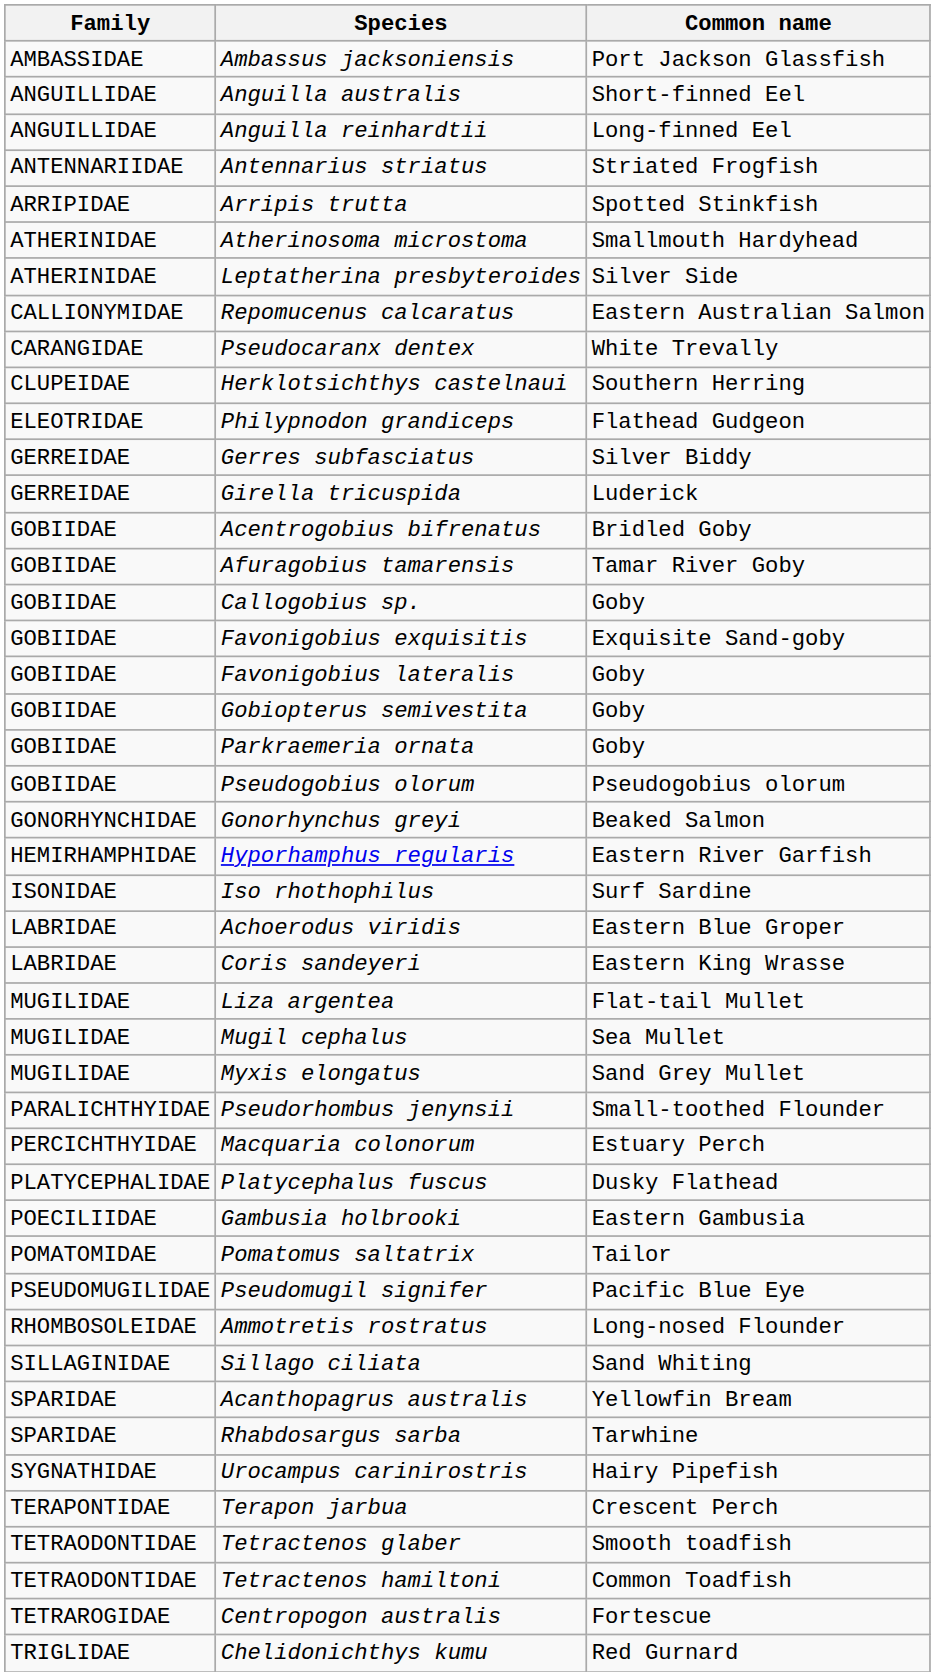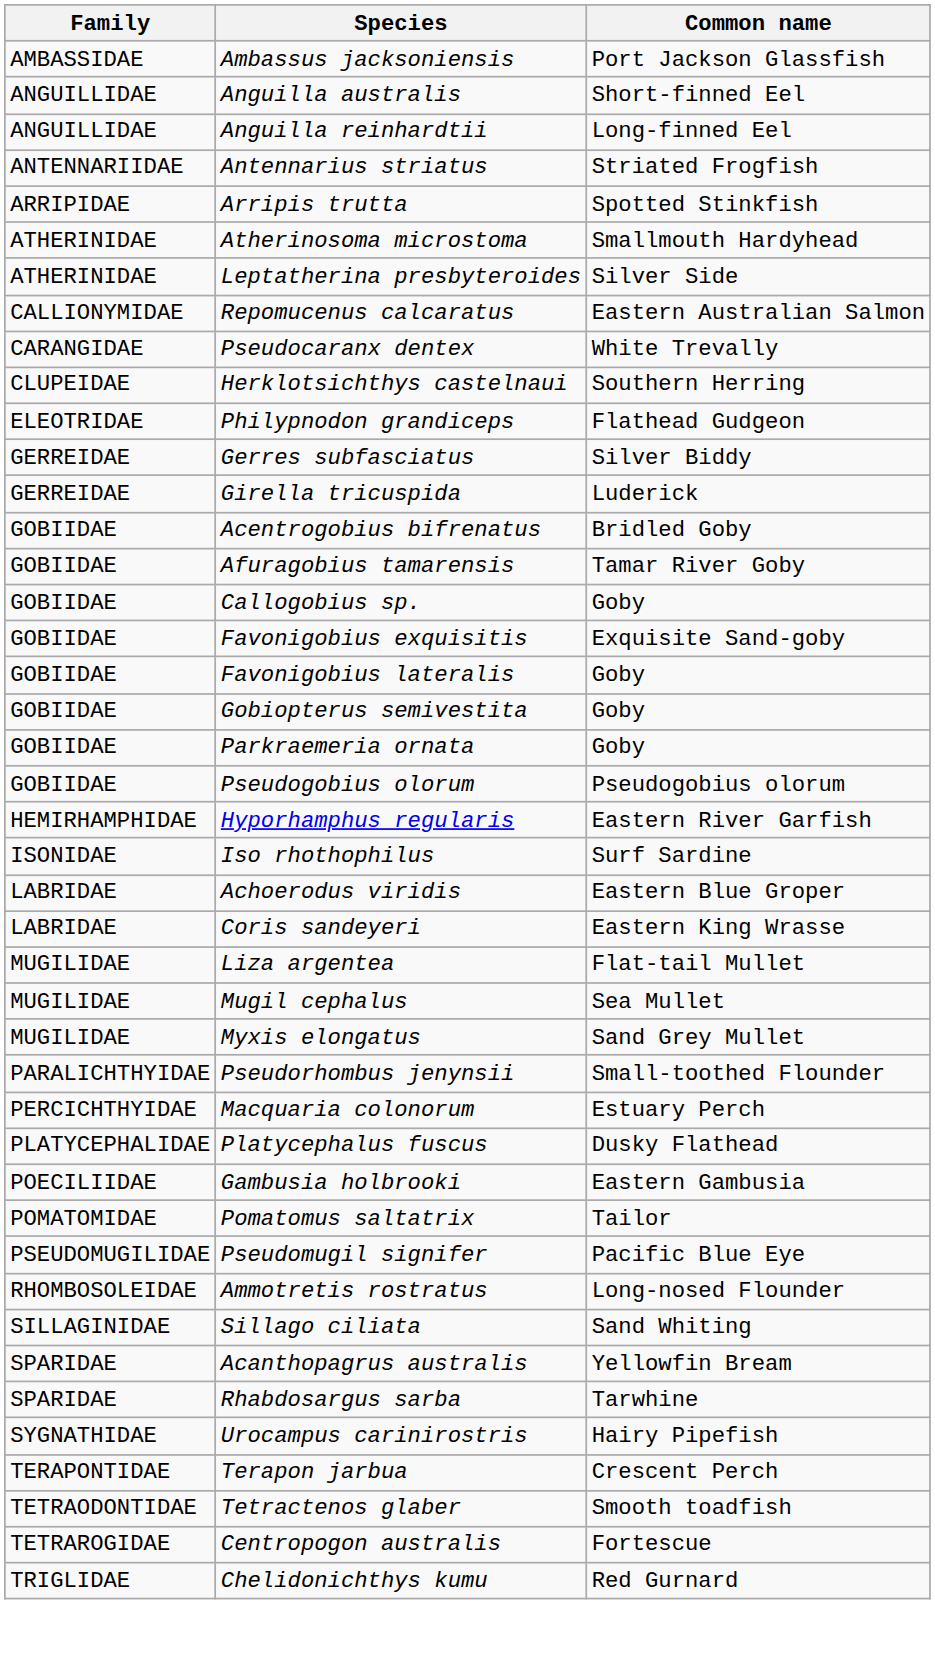- row: (341, 820)
- row: (361, 1581)
